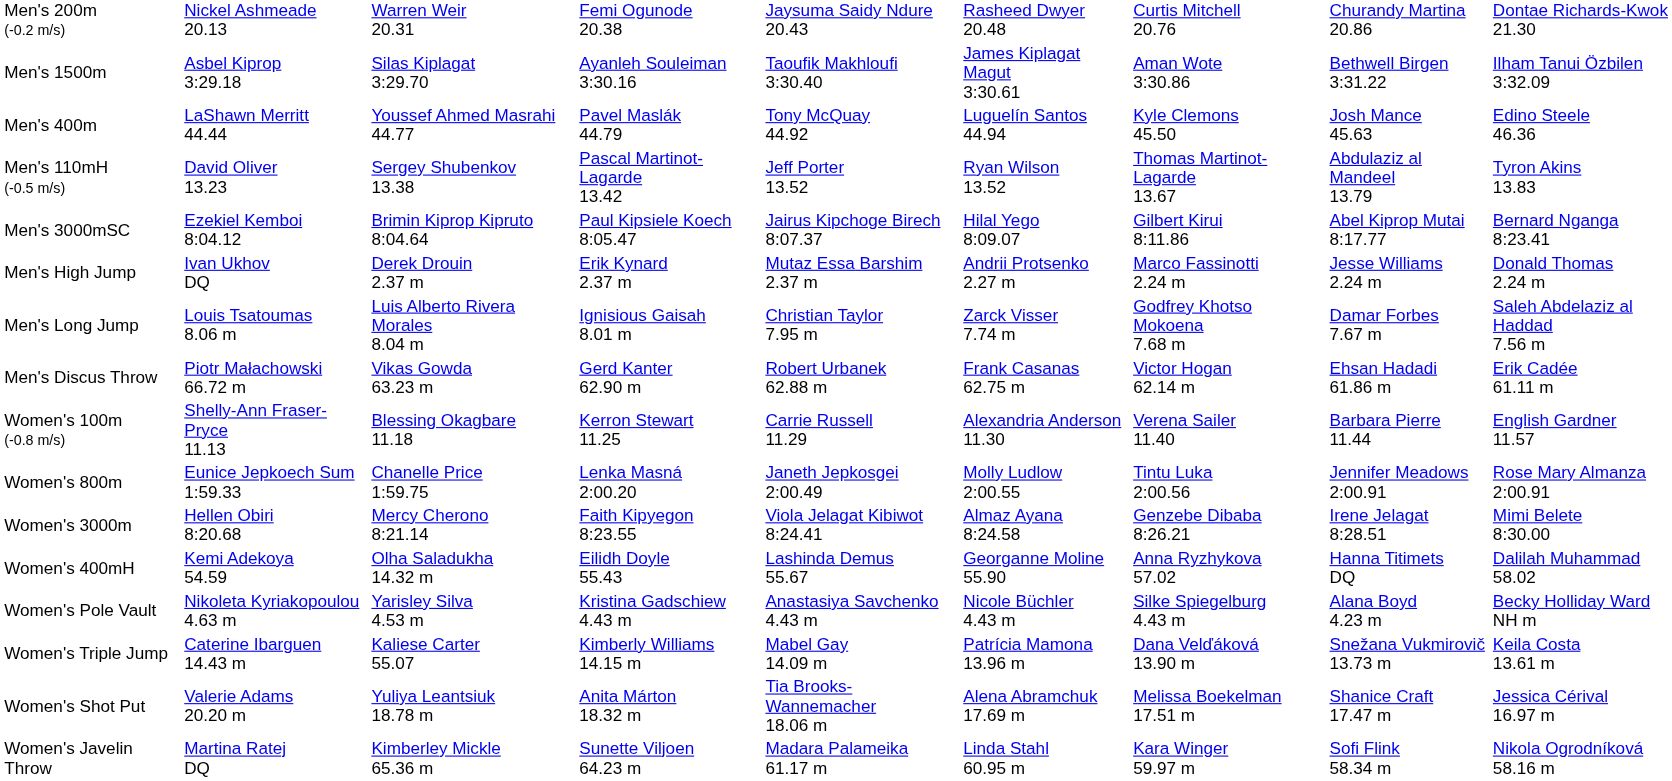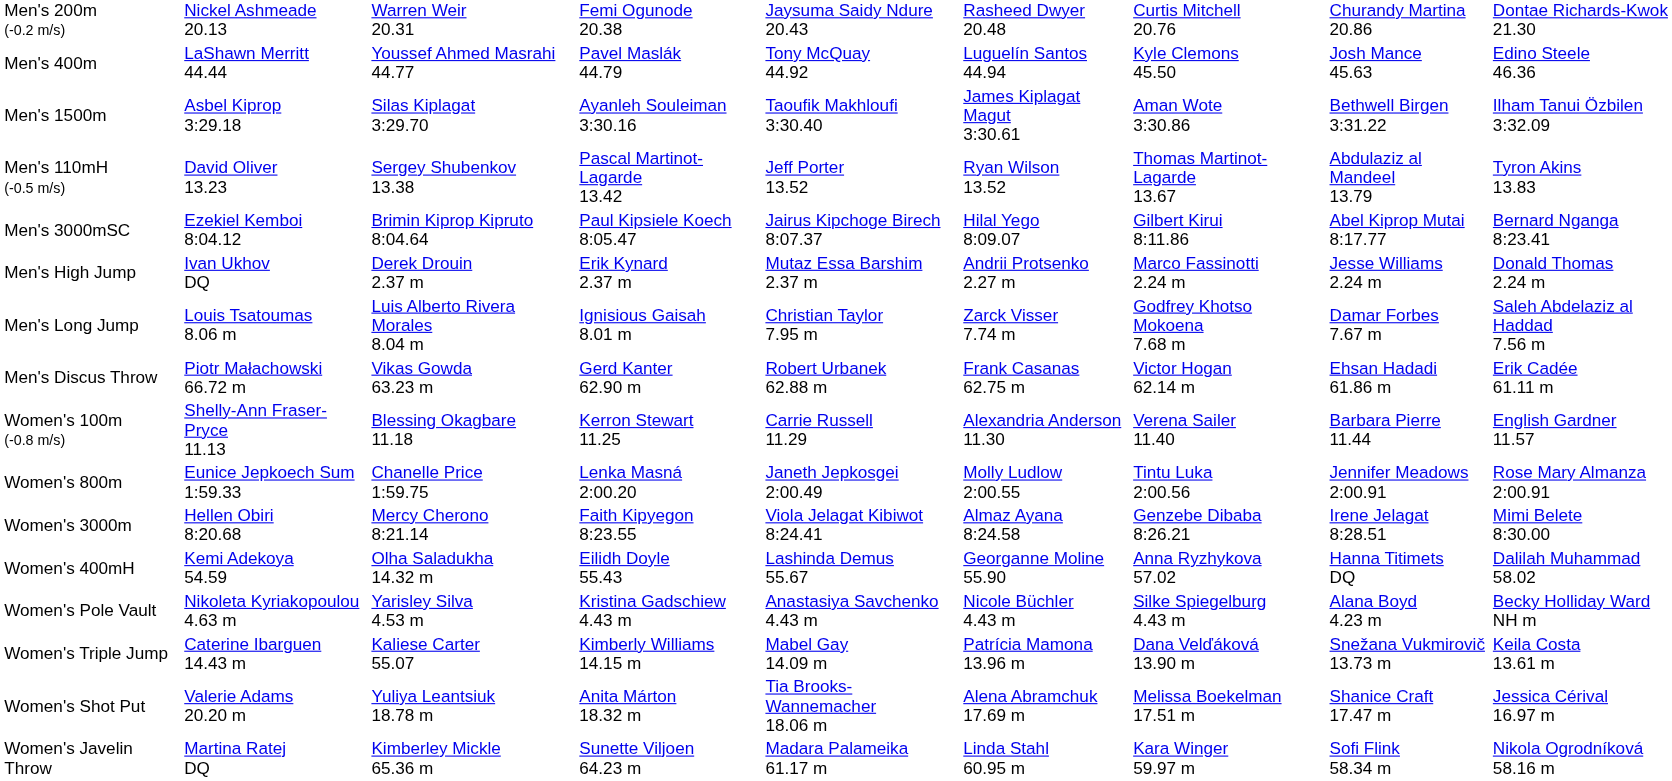rows swapped: (51, 125) <-> (55, 72)
